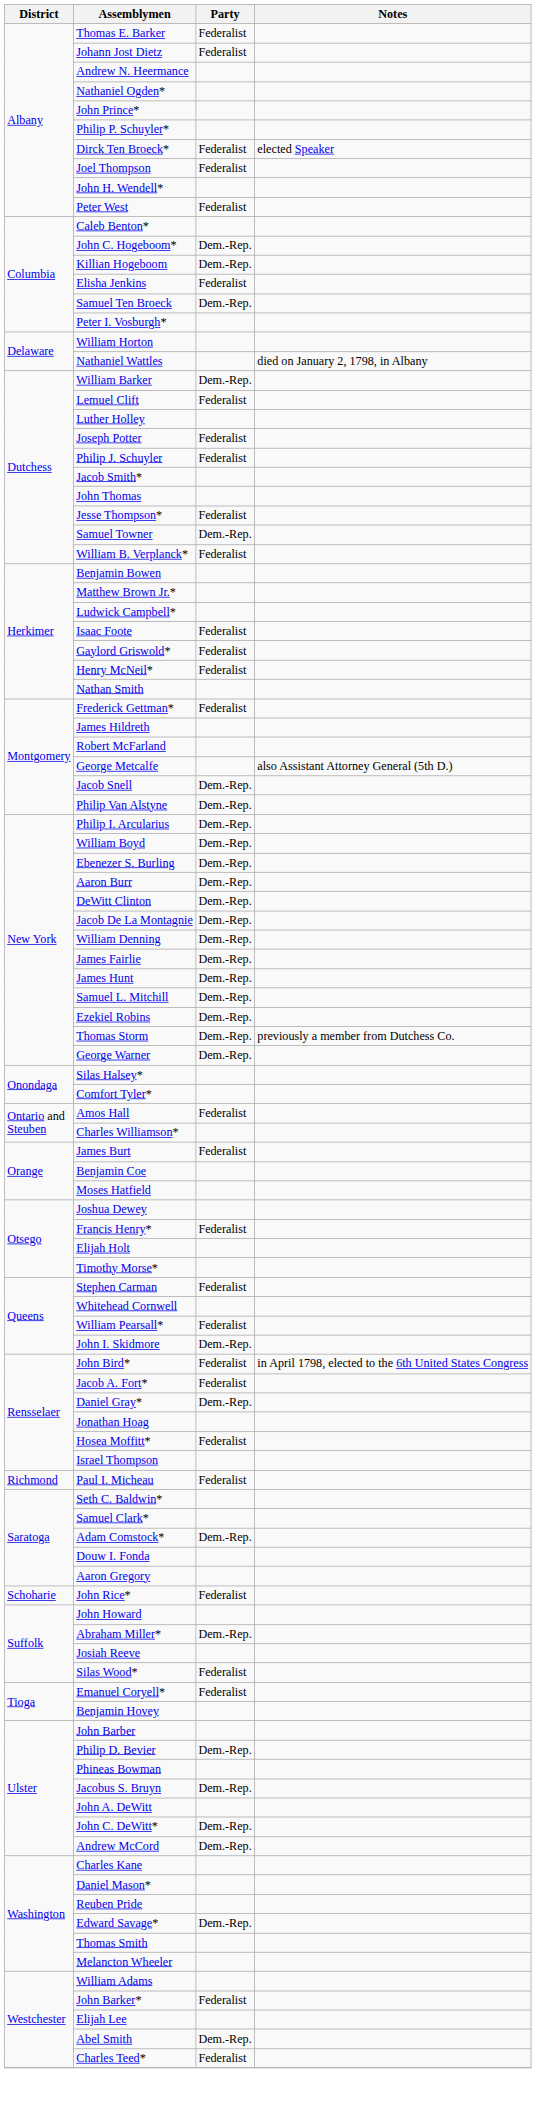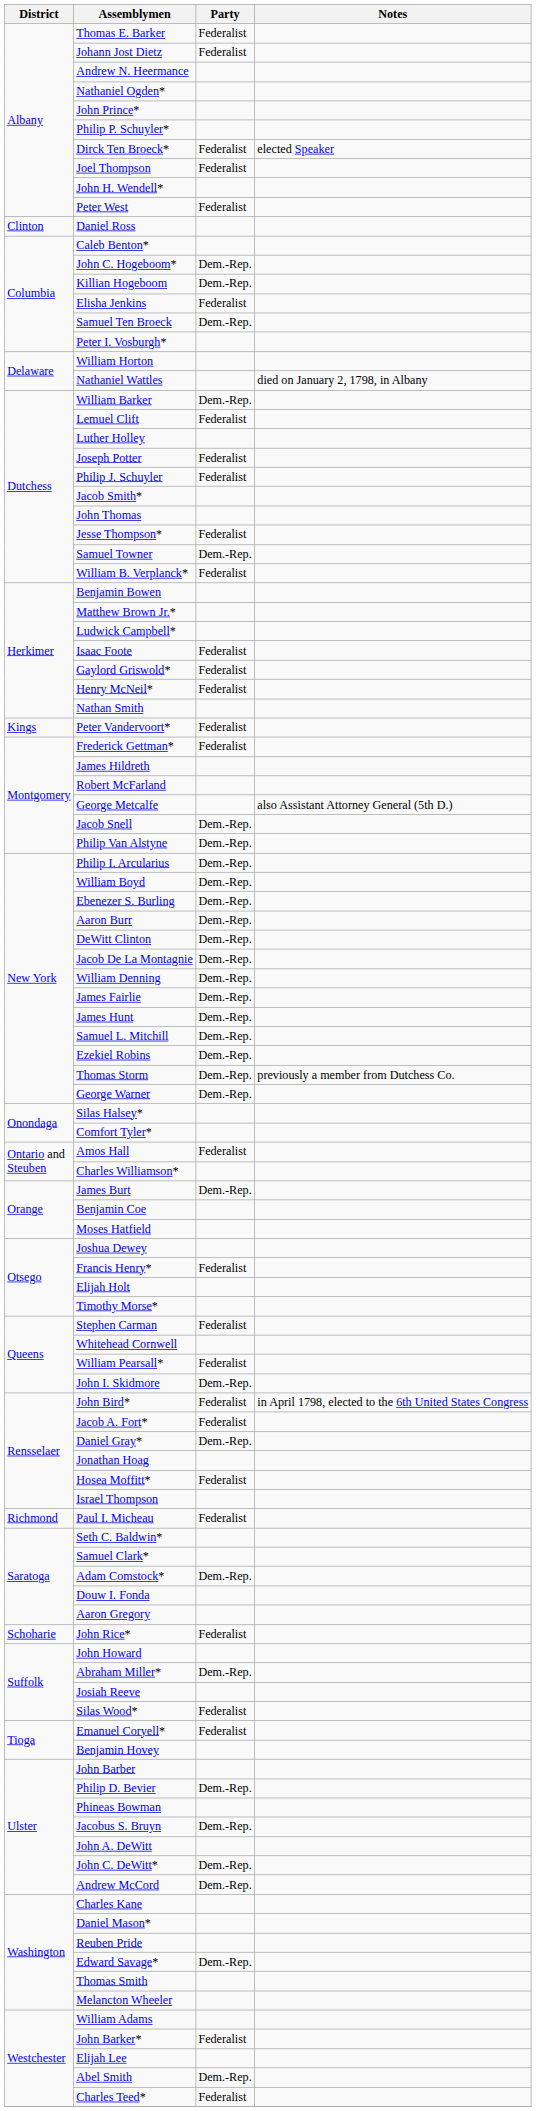+ row: (106, 226)
+ row: (123, 727)
(222, 1151) Federalist -> (225, 1190) Dem.-Rep.
